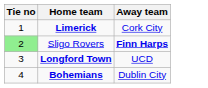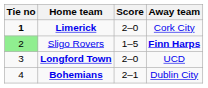+ column: (130, 12)
(21, 28) normal -> (21, 28) bold
